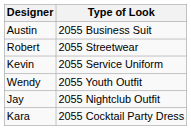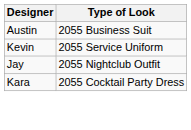- row: (23, 47)
- row: (24, 82)
